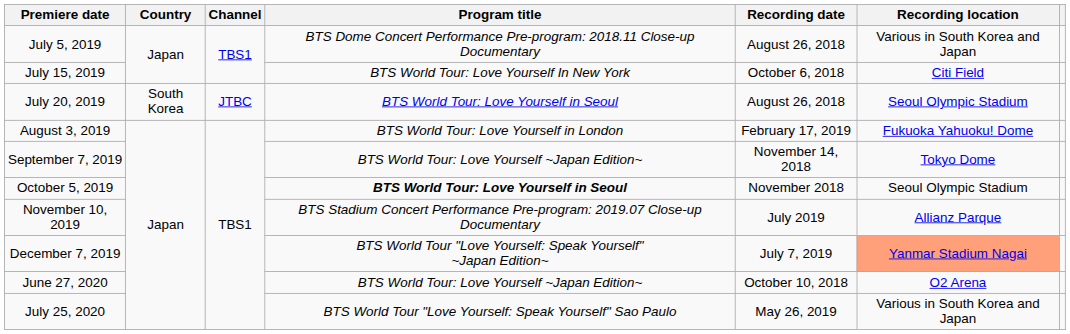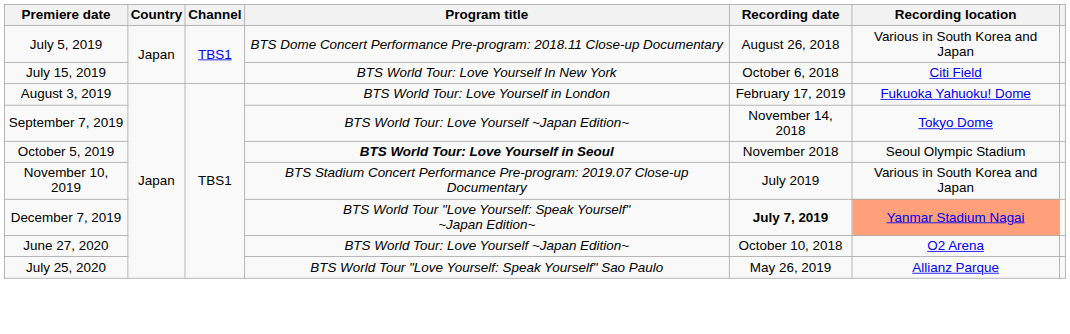- row: (65, 101)
(958, 217) Allianz Parque -> (956, 180) Various in South Korea and Japan
(796, 253) normal -> (791, 217) bold
(958, 311) Various in South Korea and Japan -> (956, 267) Allianz Parque
